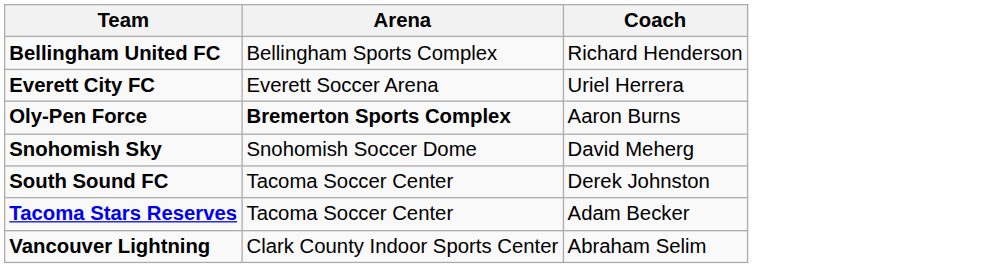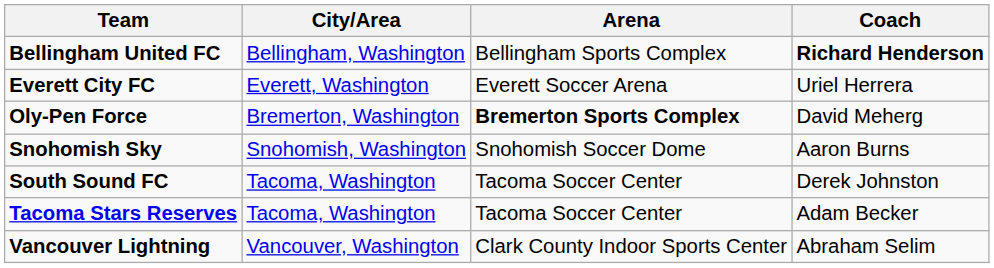+ column: (356, 20)
(655, 52) normal -> (890, 52) bold
(624, 117) Aaron Burns -> (860, 117) David Meherg
(631, 149) David Meherg -> (853, 149) Aaron Burns
